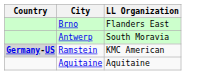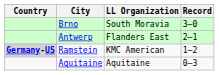+ column: (197, 11)
(138, 24) Flanders East -> (138, 24) South Moravia
(138, 37) South Moravia -> (138, 37) Flanders East
